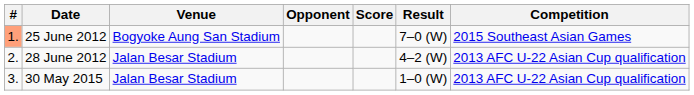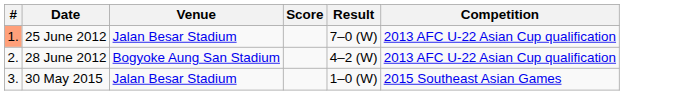- column: (318, 15)
(196, 36) Bogyoke Aung San Stadium -> (175, 36) Jalan Besar Stadium
(542, 36) 2015 Southeast Asian Games -> (500, 36) 2013 AFC U-22 Asian Cup qualification
(175, 57) Jalan Besar Stadium -> (196, 57) Bogyoke Aung San Stadium
(570, 79) 2013 AFC U-22 Asian Cup qualification -> (473, 79) 2015 Southeast Asian Games
